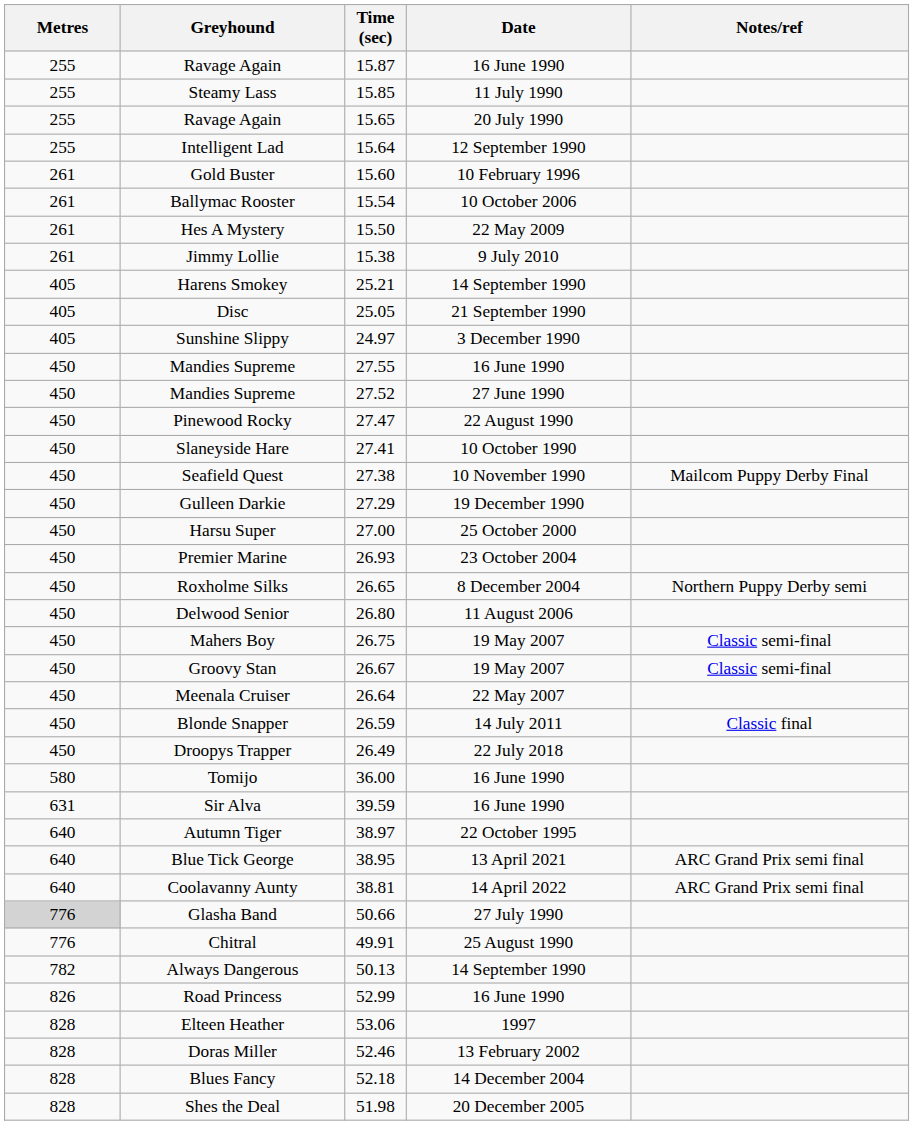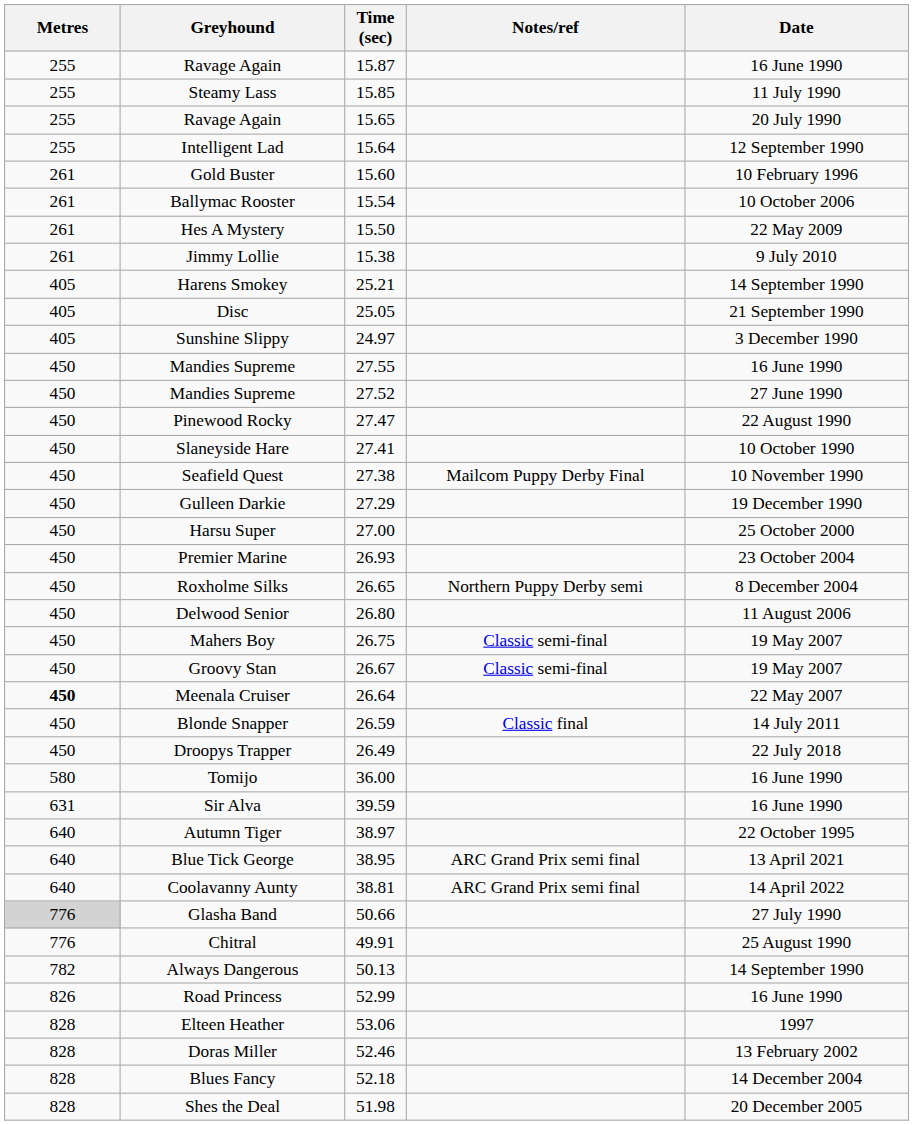columns swapped: (518, 27) <-> (769, 27)
(63, 695) normal -> (63, 695) bold
